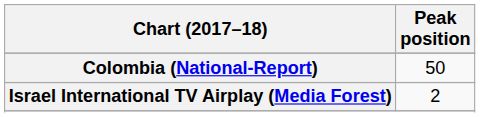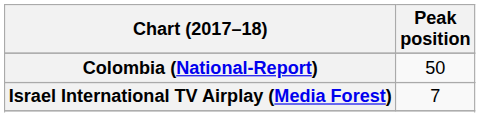(435, 96) 2 -> (435, 96) 7
